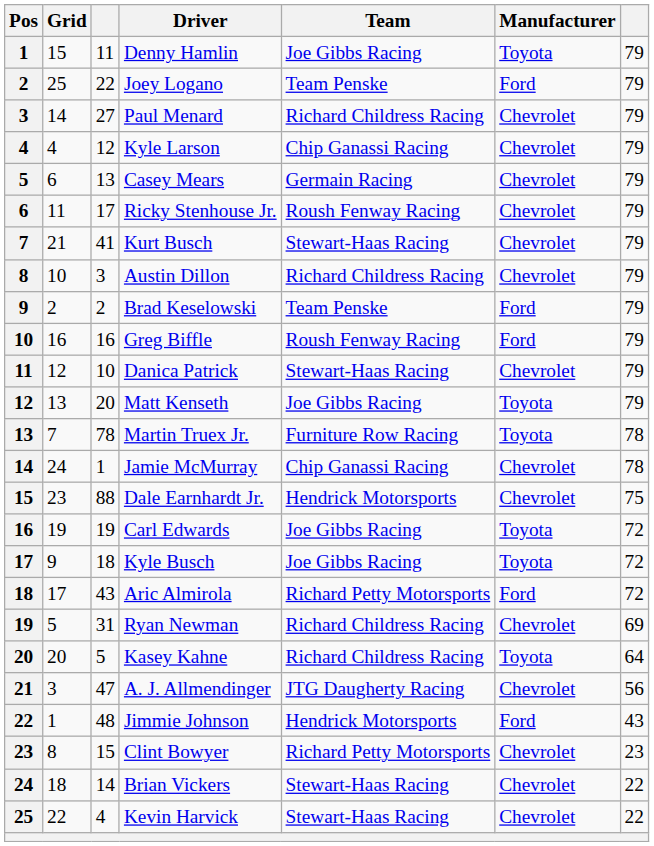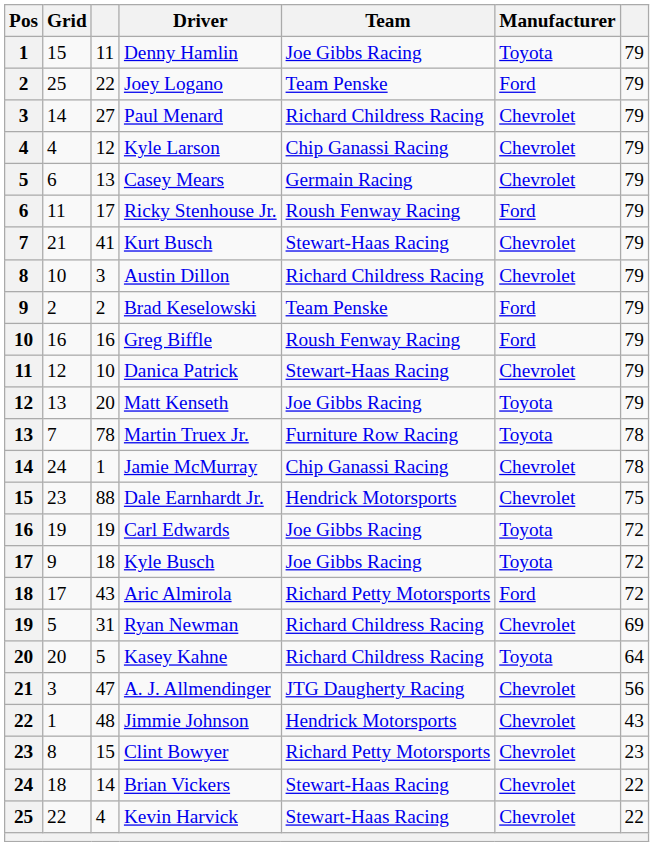(537, 211) Chevrolet -> (517, 211) Ford
(517, 720) Ford -> (537, 720) Chevrolet
